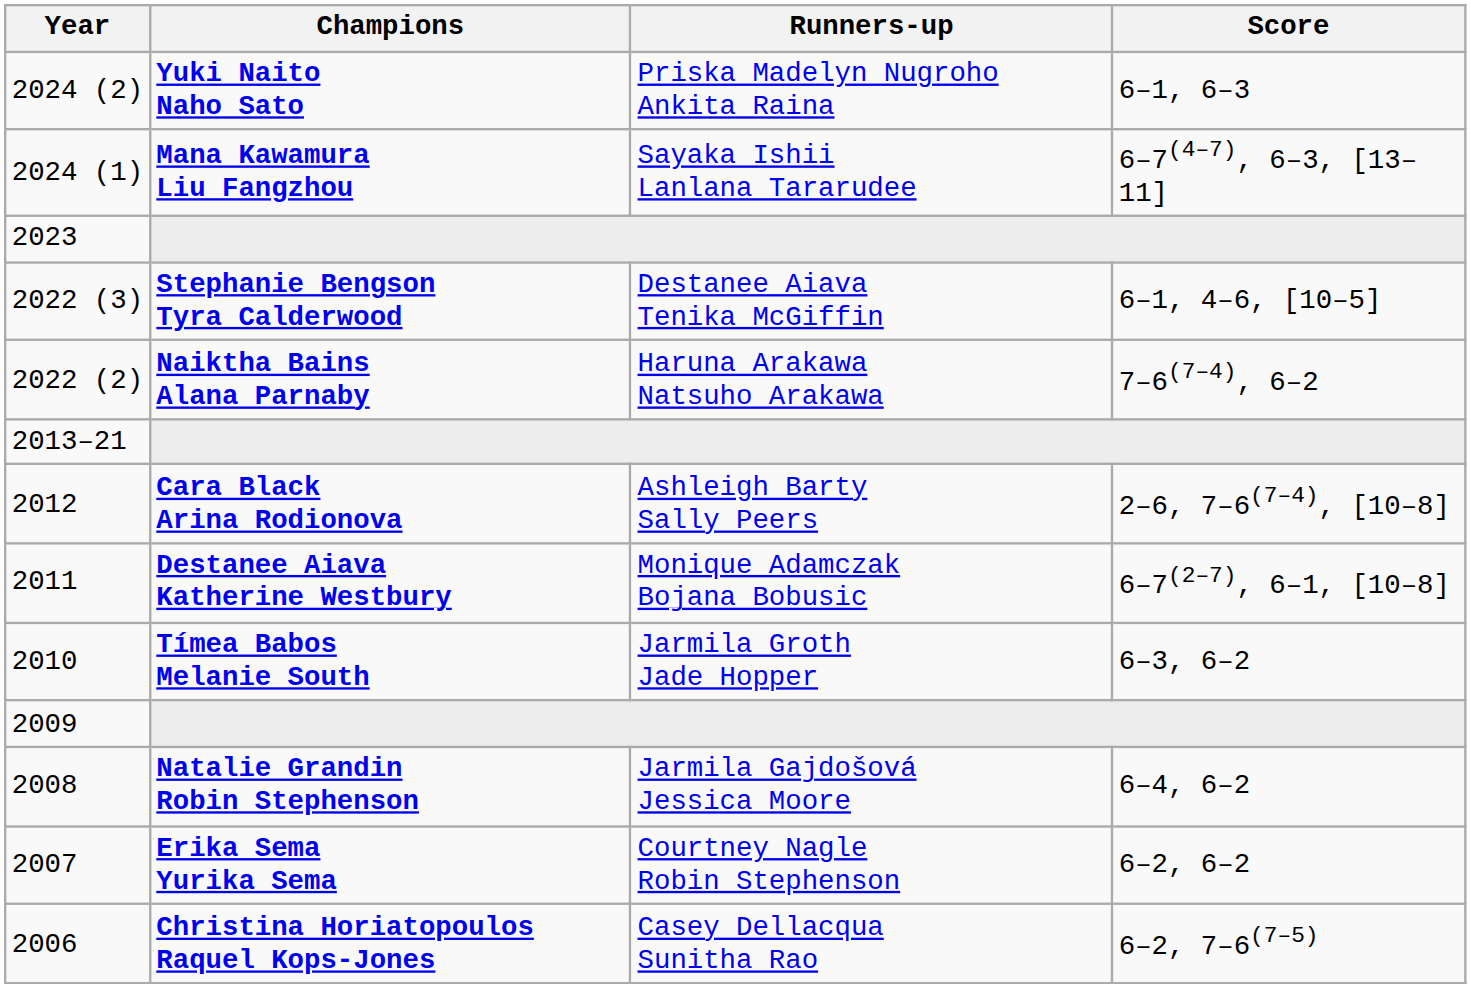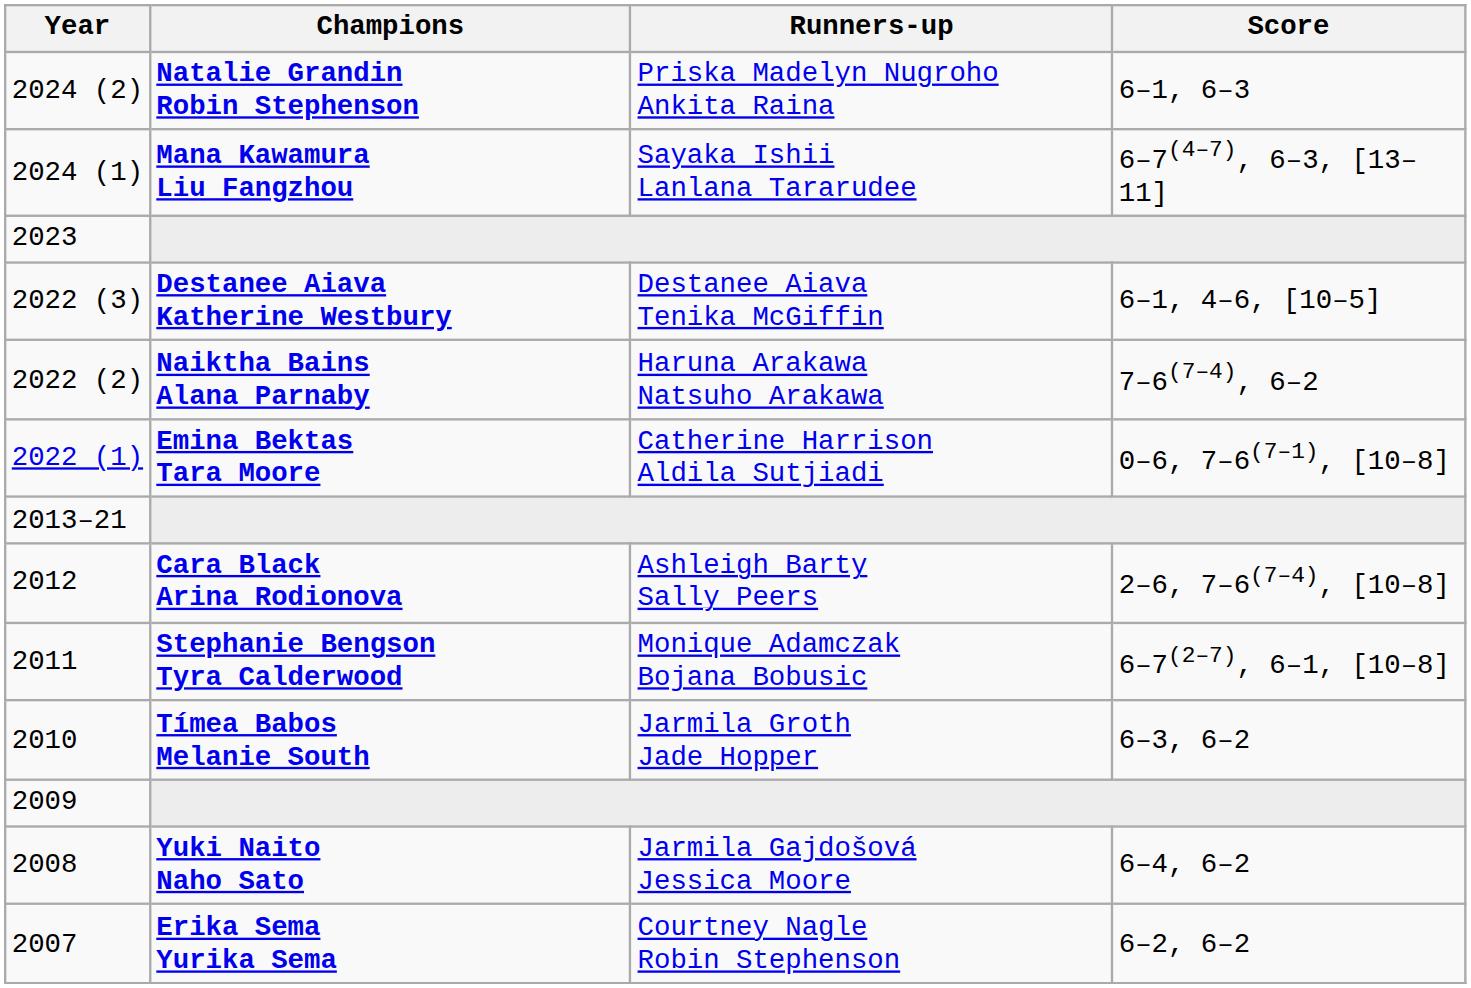(238, 90) Yuki Naito Naho Sato -> (288, 90) Natalie Grandin Robin Stephenson
(296, 301) Stephanie Bengson Tyra Calderwood -> (304, 301) Destanee Aiava Katherine Westbury
+ row: (77, 458)
(304, 583) Destanee Aiava Katherine Westbury -> (296, 662) Stephanie Bengson Tyra Calderwood
(288, 786) Natalie Grandin Robin Stephenson -> (238, 865) Yuki Naito Naho Sato
- row: (45, 944)
